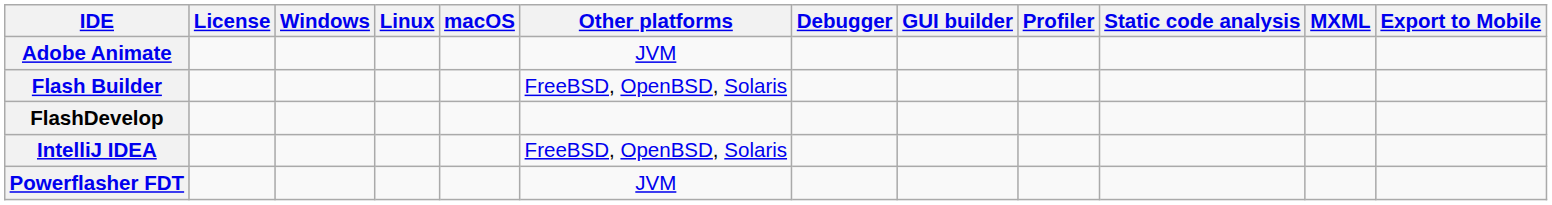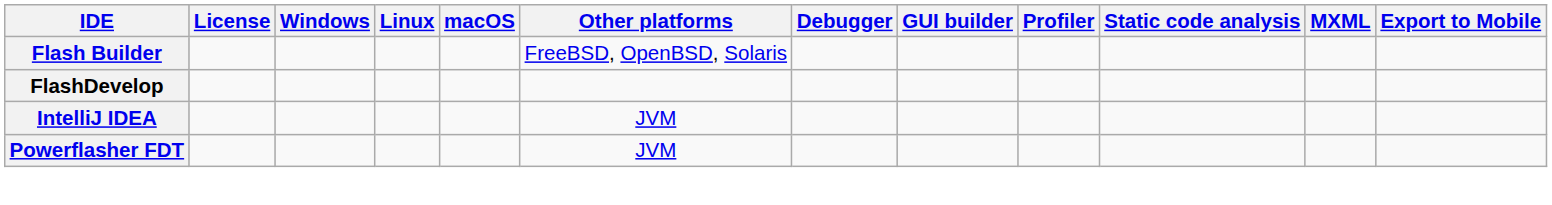- row: (97, 53)
(656, 150) FreeBSD, OpenBSD, Solaris -> (656, 118) JVM
